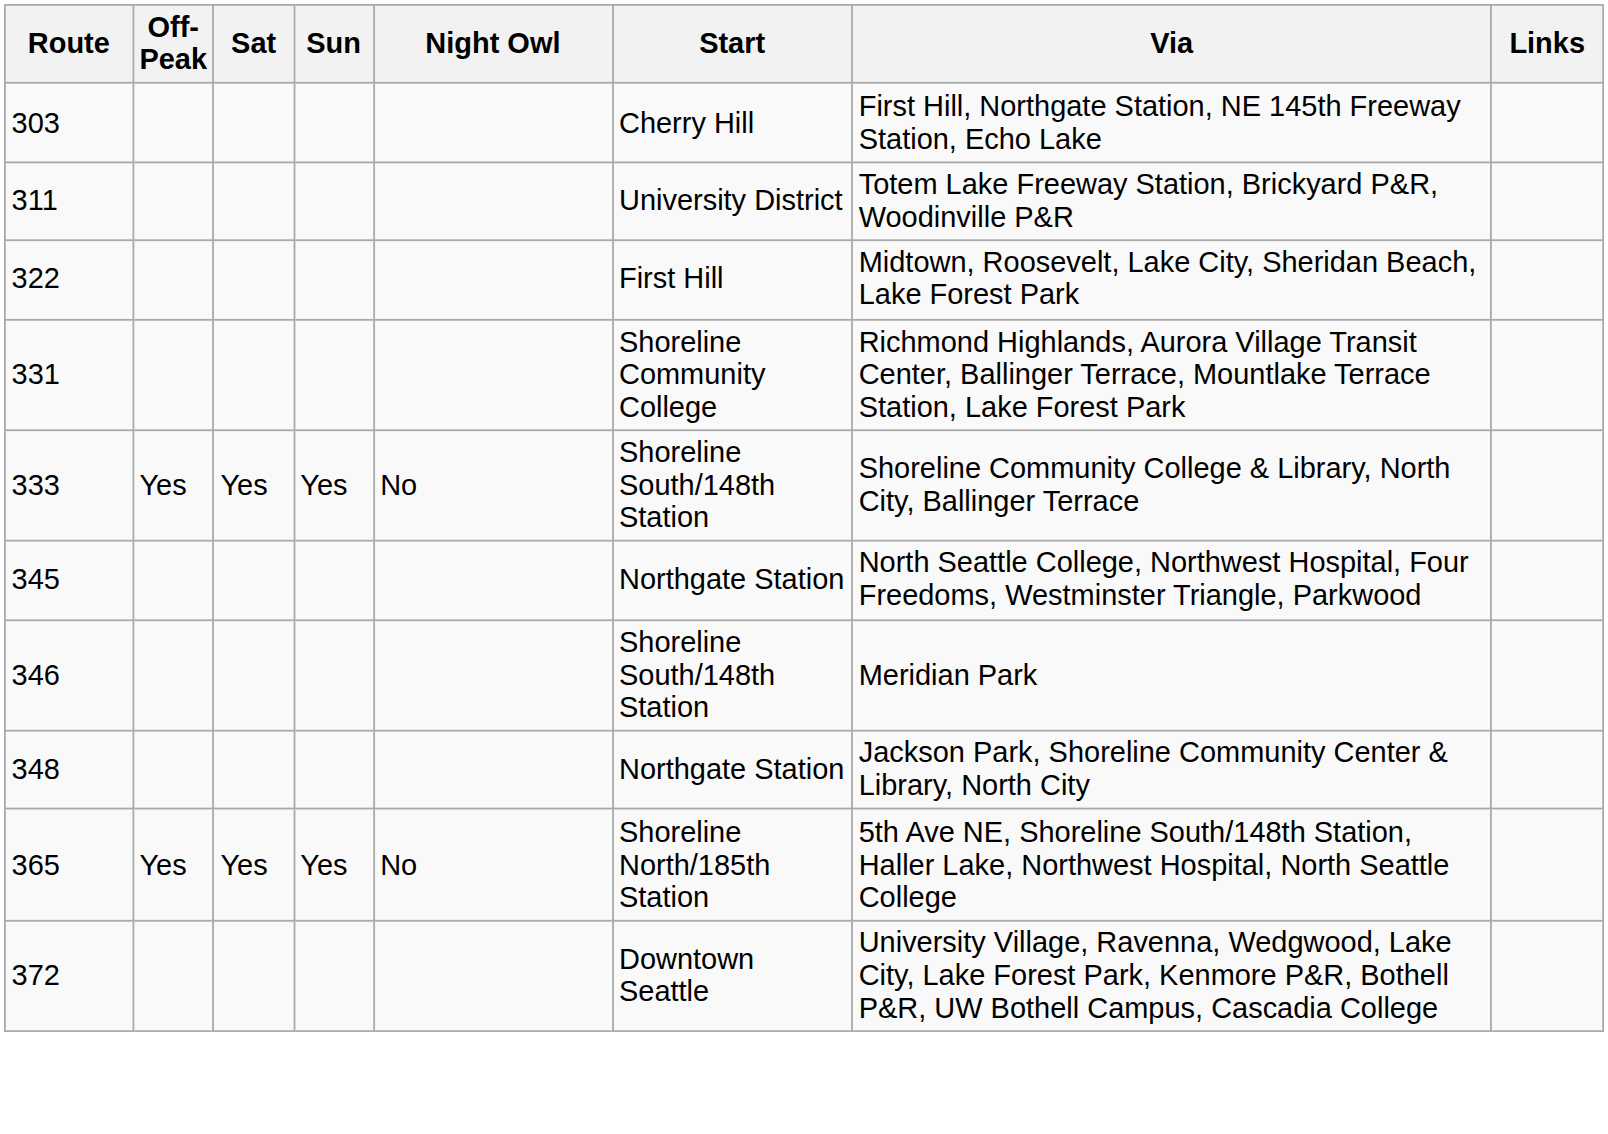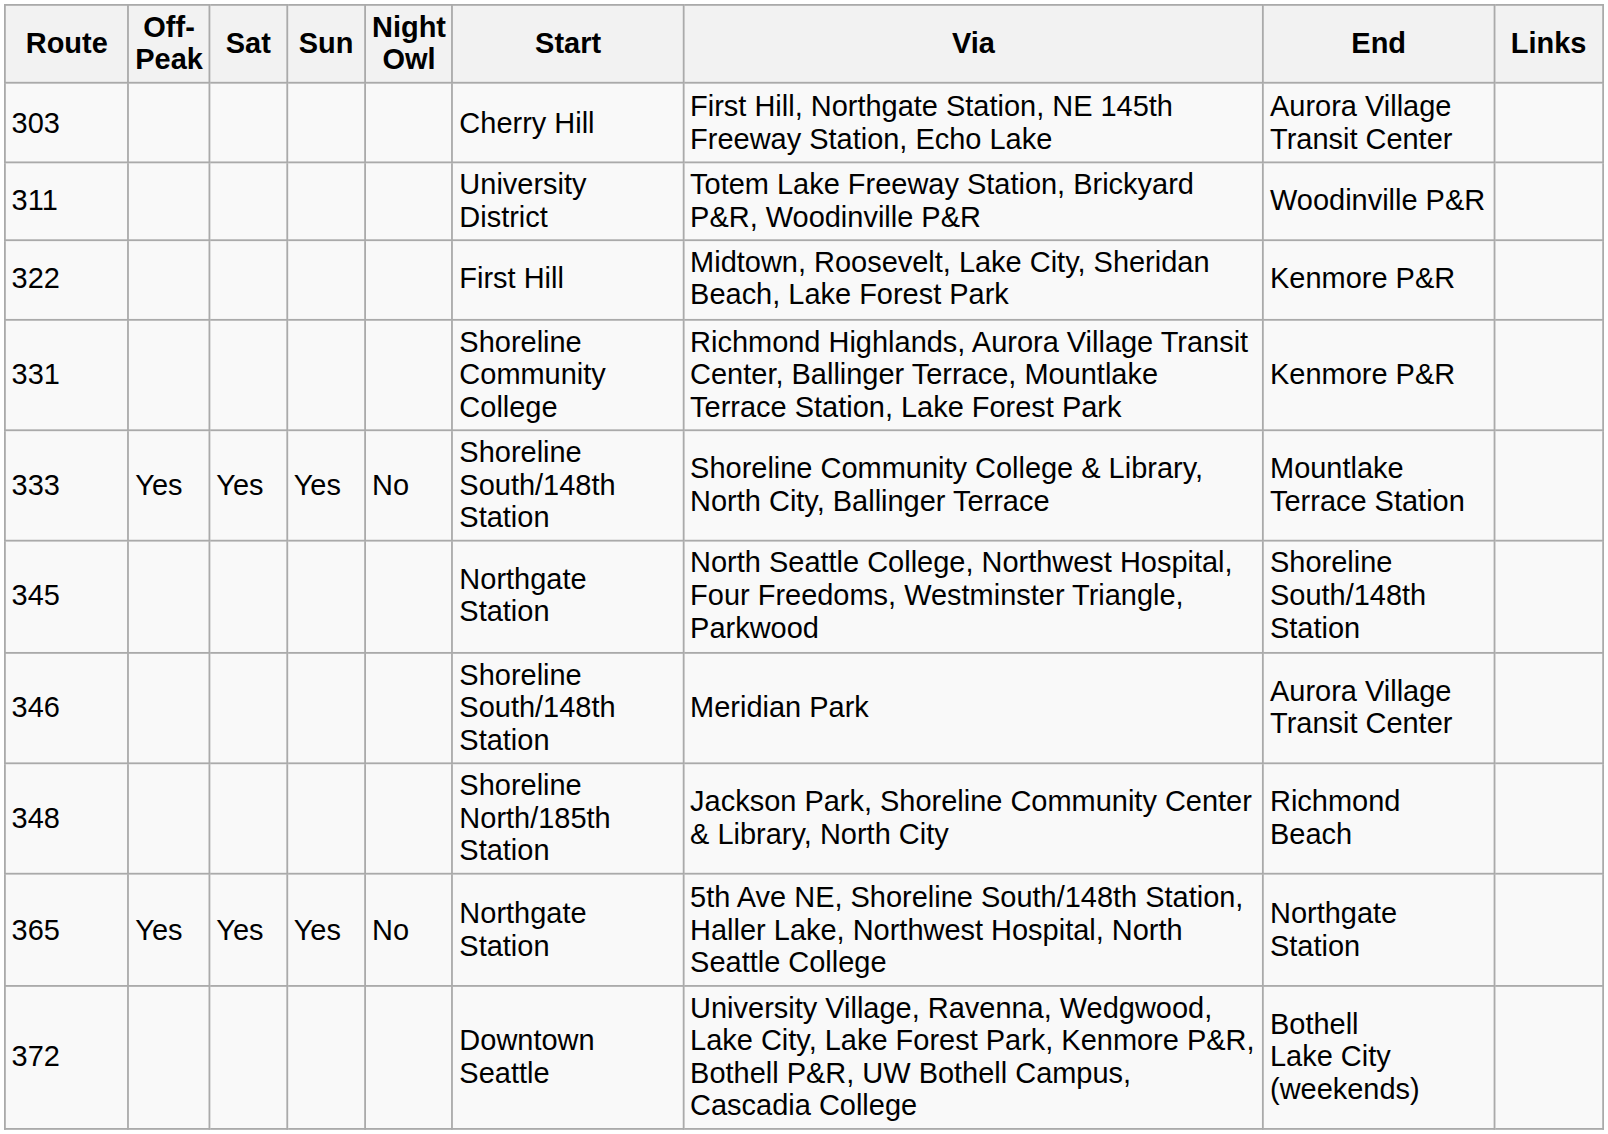+ column: (1379, 43)
(732, 769) Northgate Station -> (535, 818) Shoreline North/185th Station
(695, 864) Shoreline North/185th Station -> (523, 929) Northgate Station
